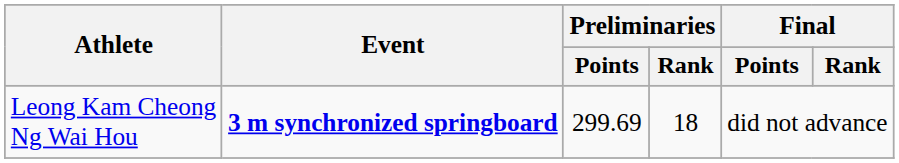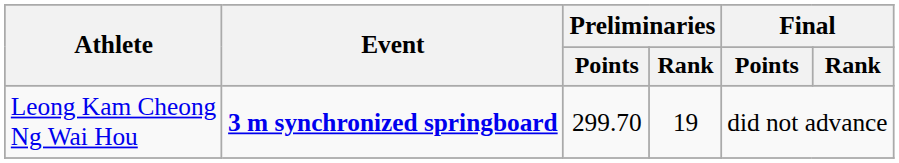(607, 122) 299.69 -> (607, 122) 299.70
(686, 122) 18 -> (686, 122) 19
